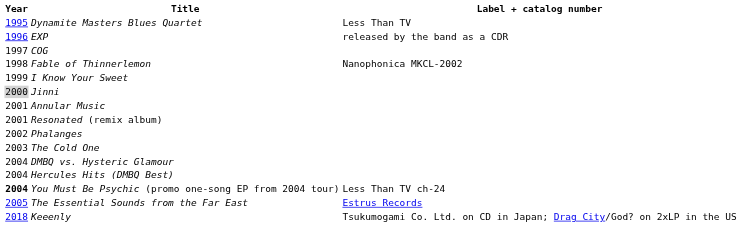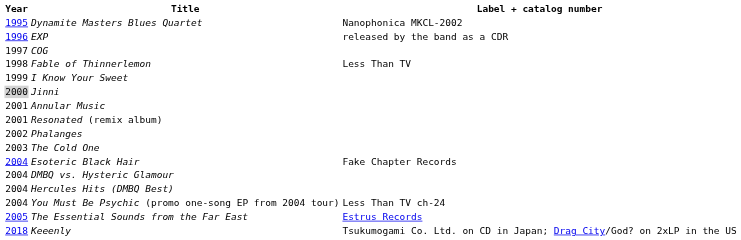(377, 23) Less Than TV -> (402, 23) Nanophonica MKCL-2002
(402, 64) Nanophonica MKCL-2002 -> (377, 64) Less Than TV
+ row: (85, 161)
(17, 189) bold -> (17, 203) normal
